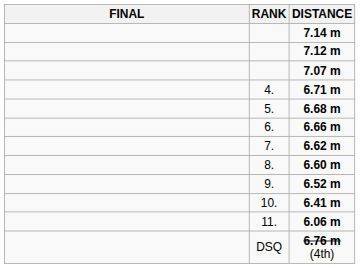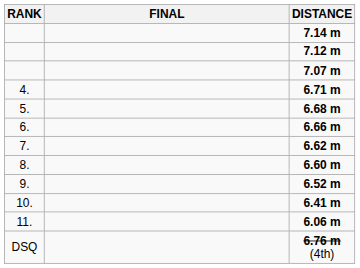columns swapped: (269, 14) <-> (127, 14)
